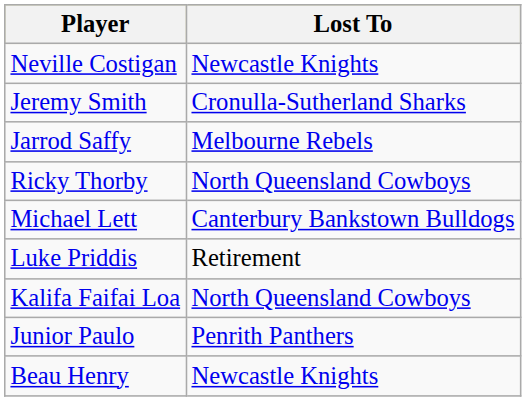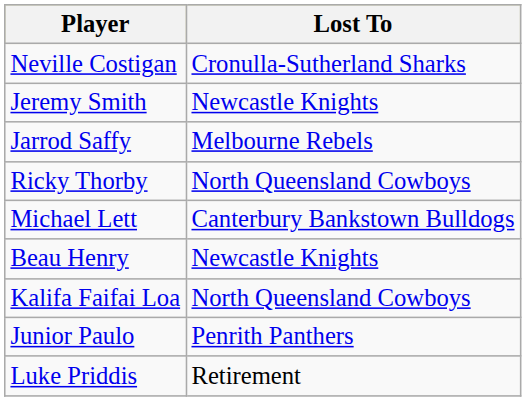(285, 63) Newcastle Knights -> (329, 63) Cronulla-Sutherland Sharks
(329, 102) Cronulla-Sutherland Sharks -> (285, 102) Newcastle Knights
rows swapped: (70, 375) <-> (74, 258)
